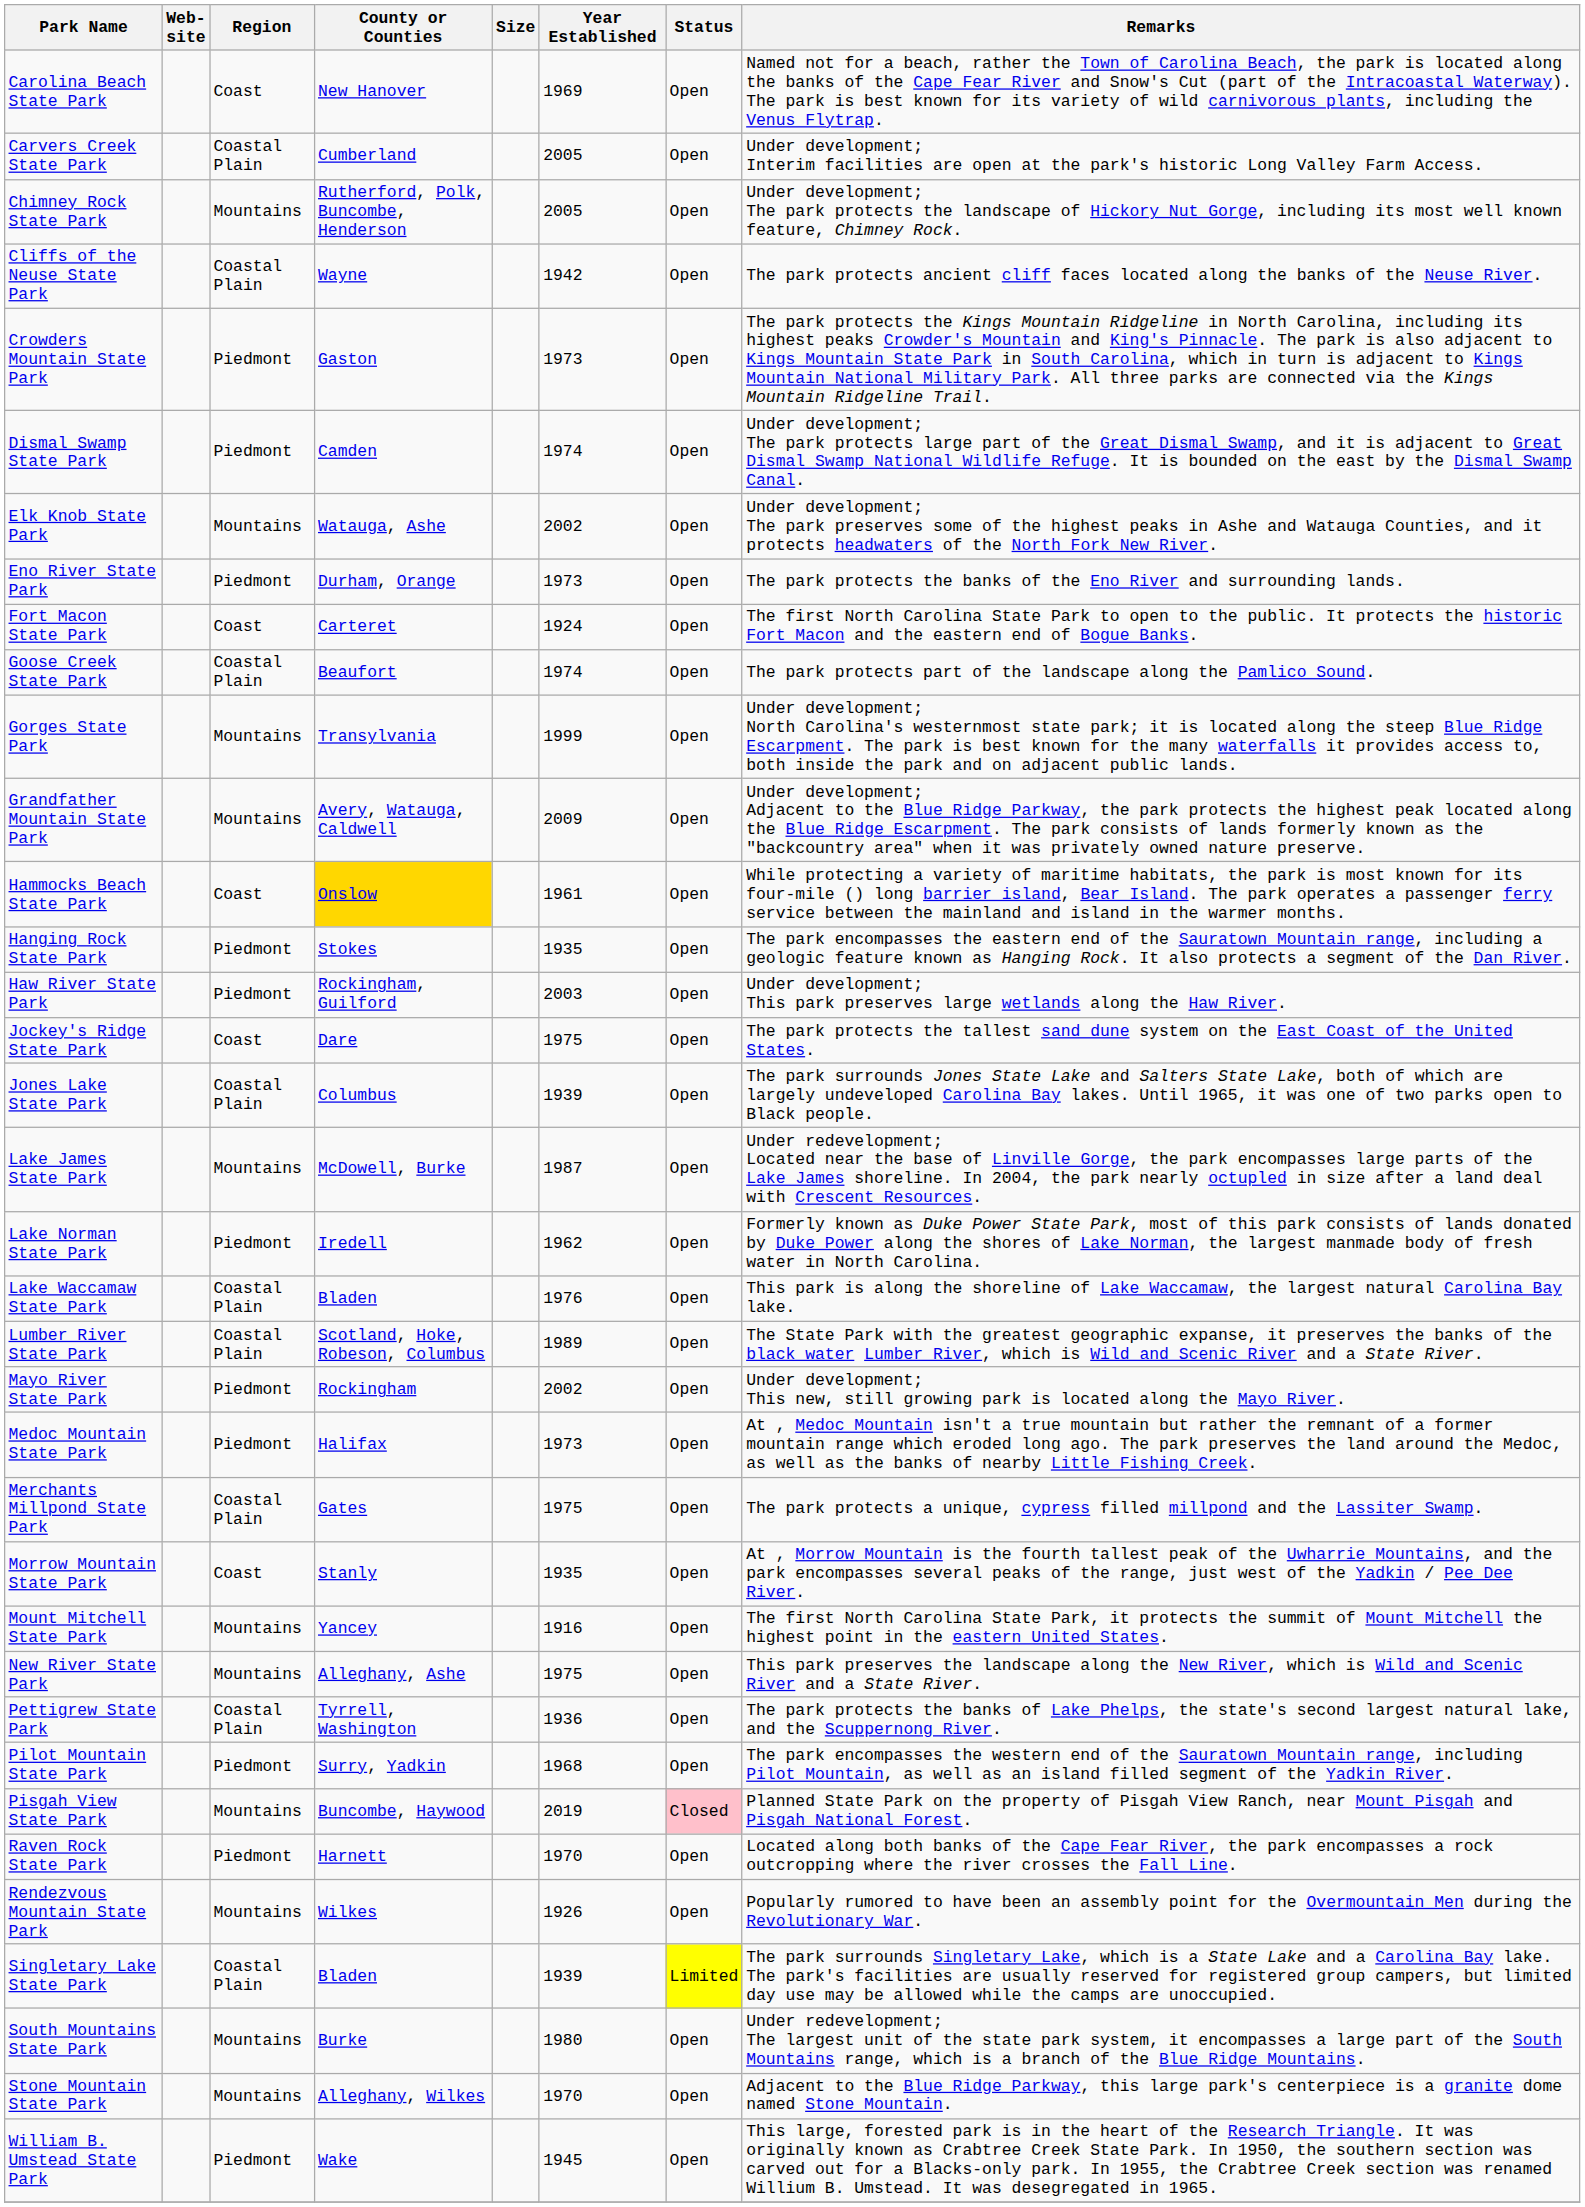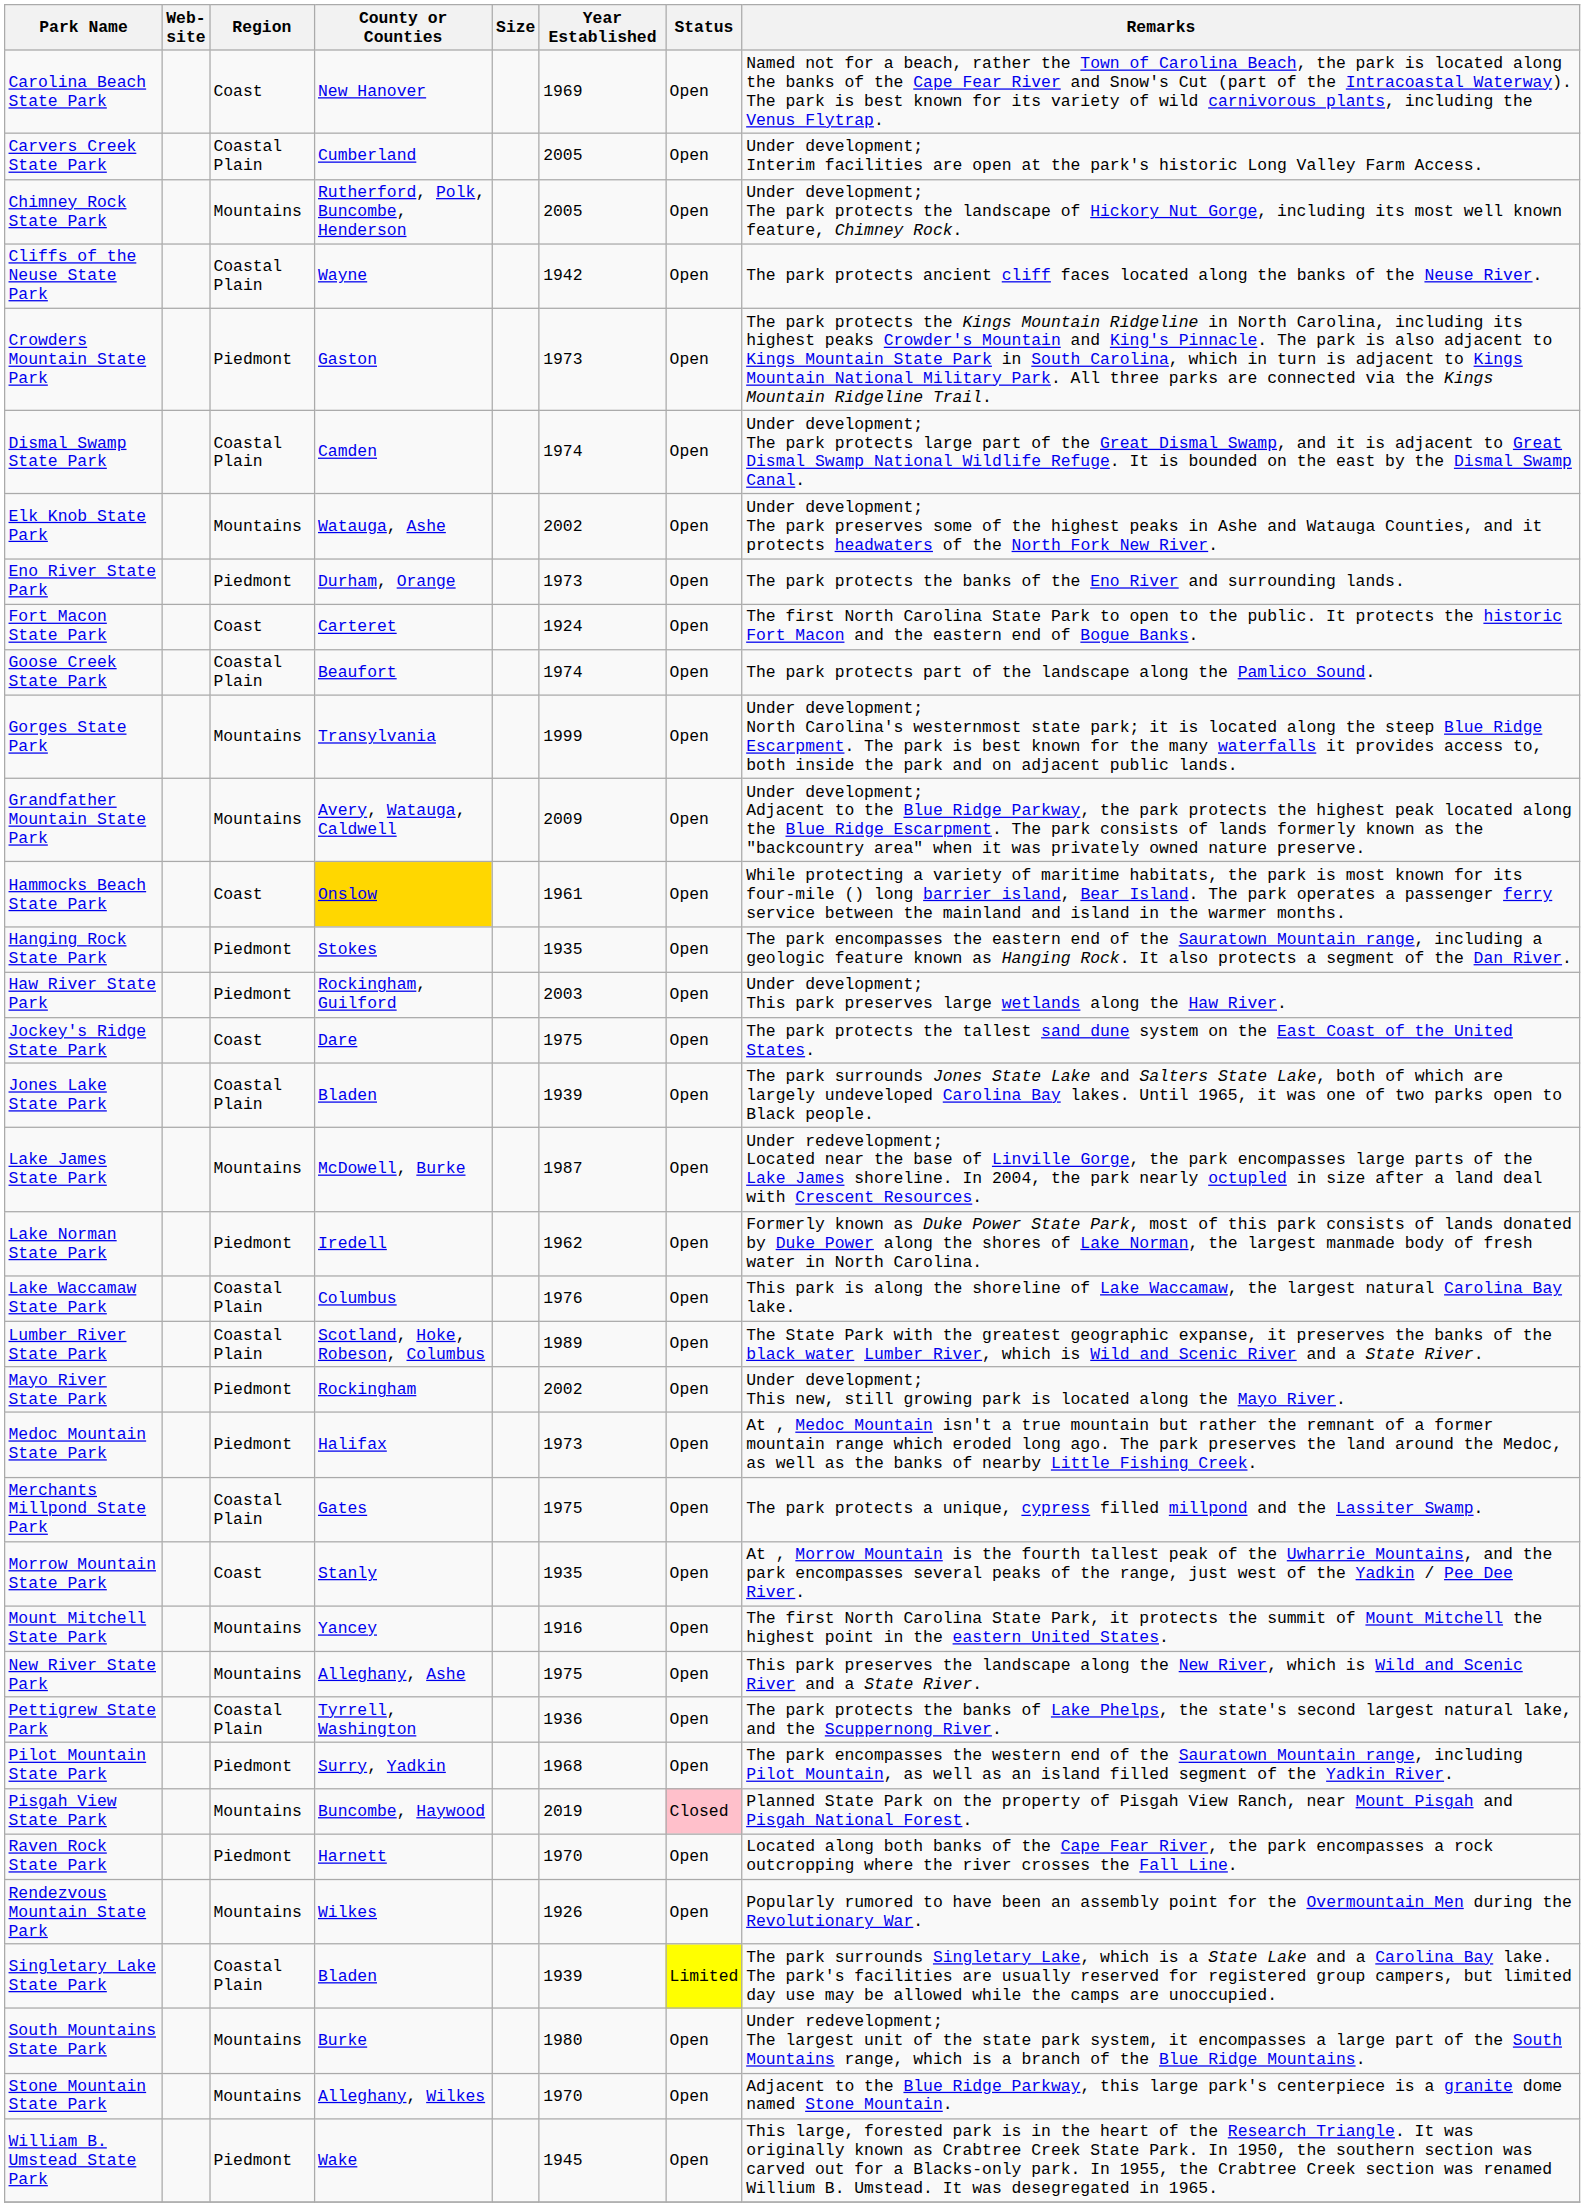(253, 452) Piedmont -> (248, 452) Coastal Plain
(357, 1096) Columbus -> (348, 1096) Bladen
(348, 1298) Bladen -> (357, 1298) Columbus
